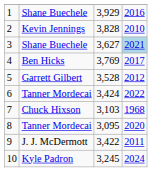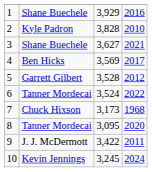(53, 28) Kevin Jennings -> (47, 28) Kyle Padron
(134, 45) lightblue background -> (134, 45) no background
(108, 61) 3,769 -> (108, 61) 3,569
(108, 93) 3,424 -> (108, 93) 3,524
(108, 110) 3,103 -> (108, 110) 3,173
(47, 158) Kyle Padron -> (53, 158) Kevin Jennings
